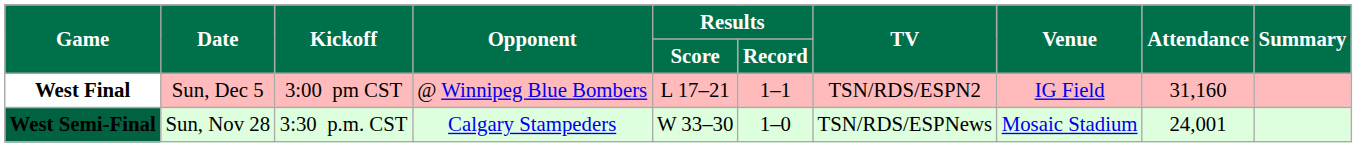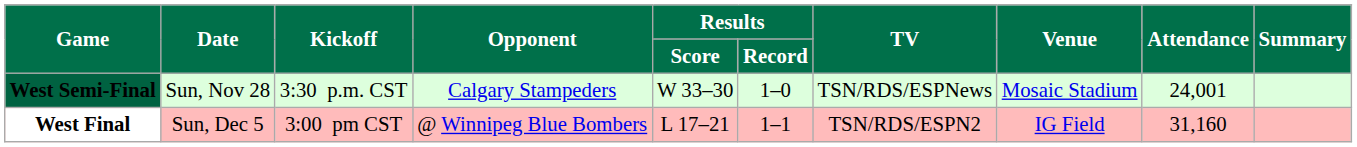rows swapped: (83, 124) <-> (83, 90)
